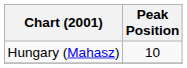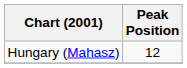(153, 52) 10 -> (153, 52) 12
